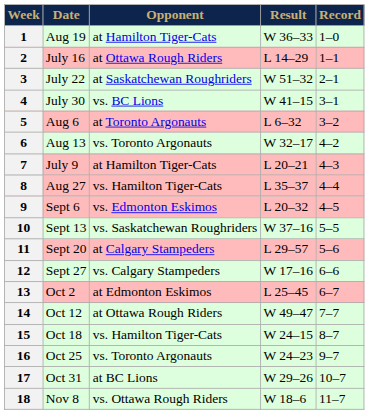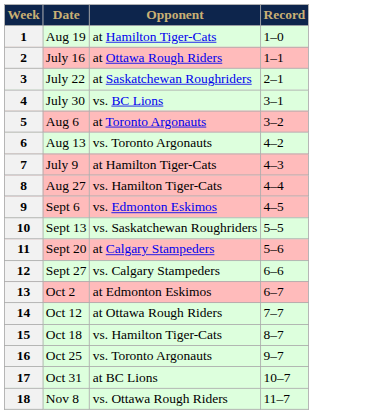- column: (288, 15)
